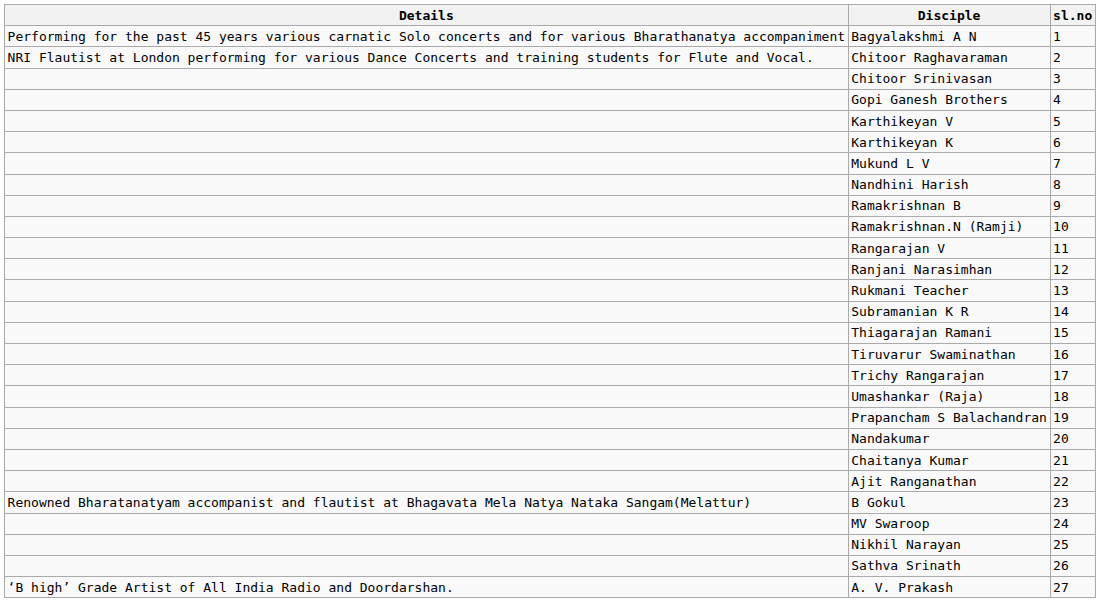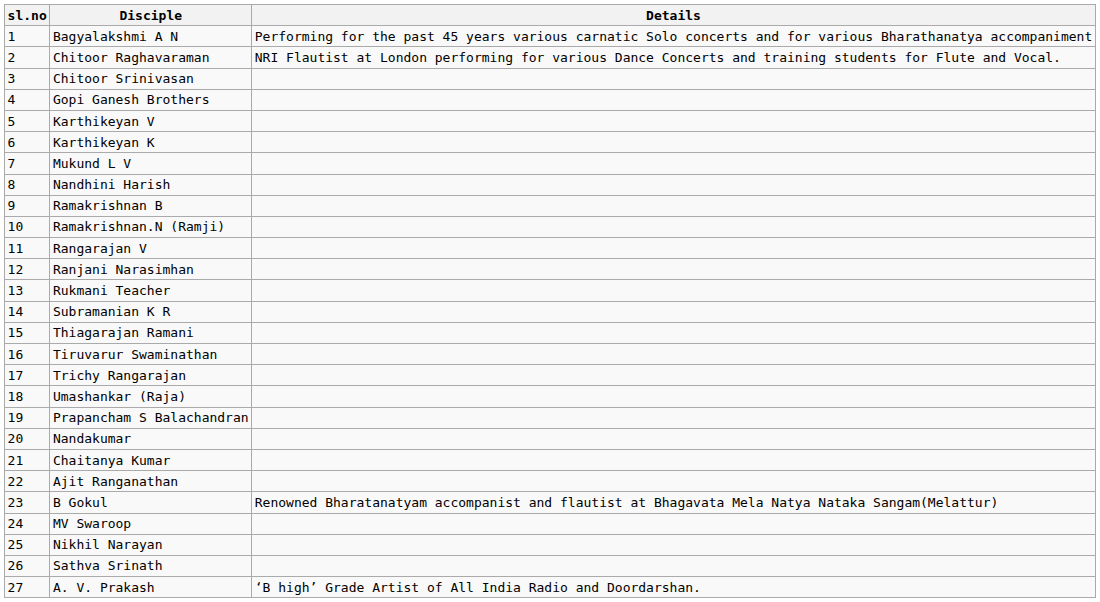columns swapped: (1073, 15) <-> (426, 15)
